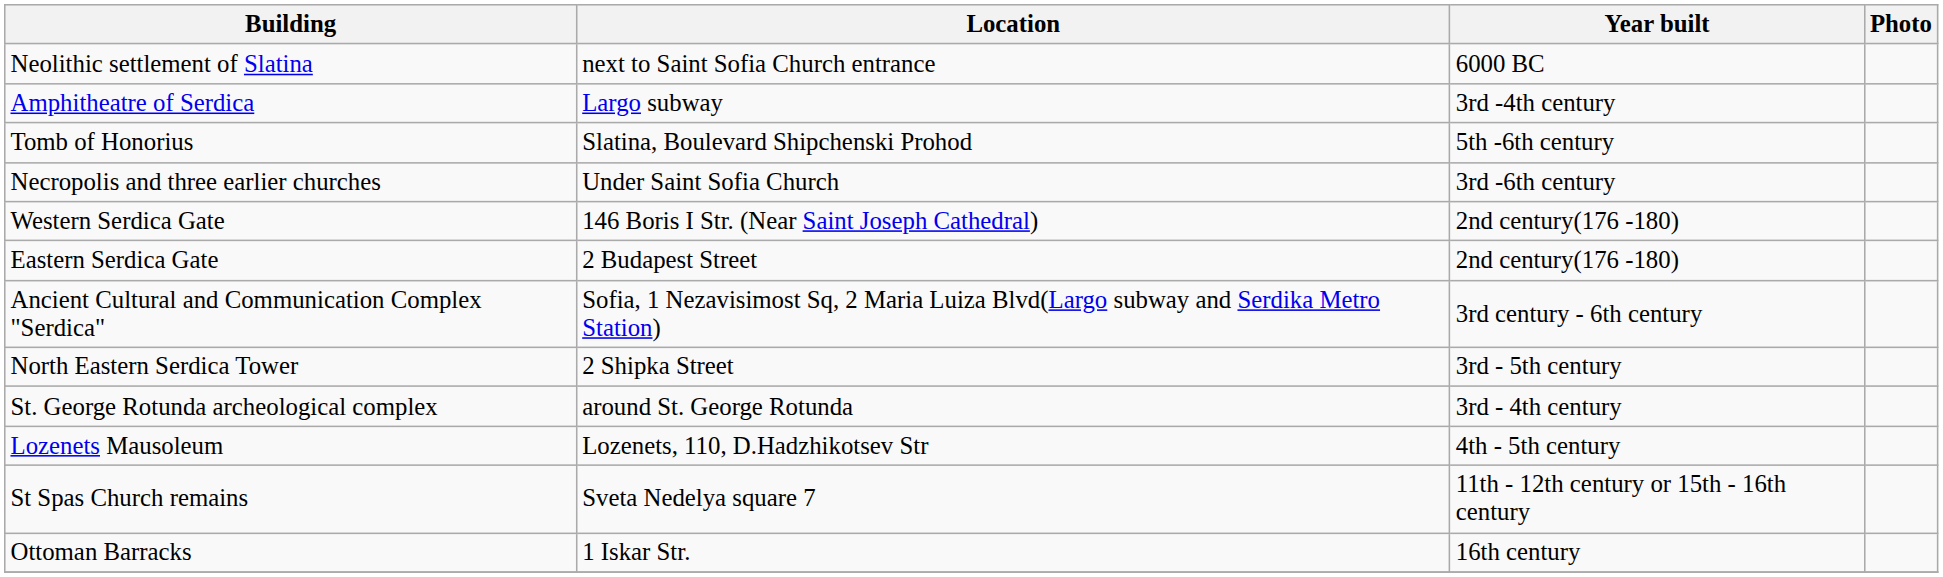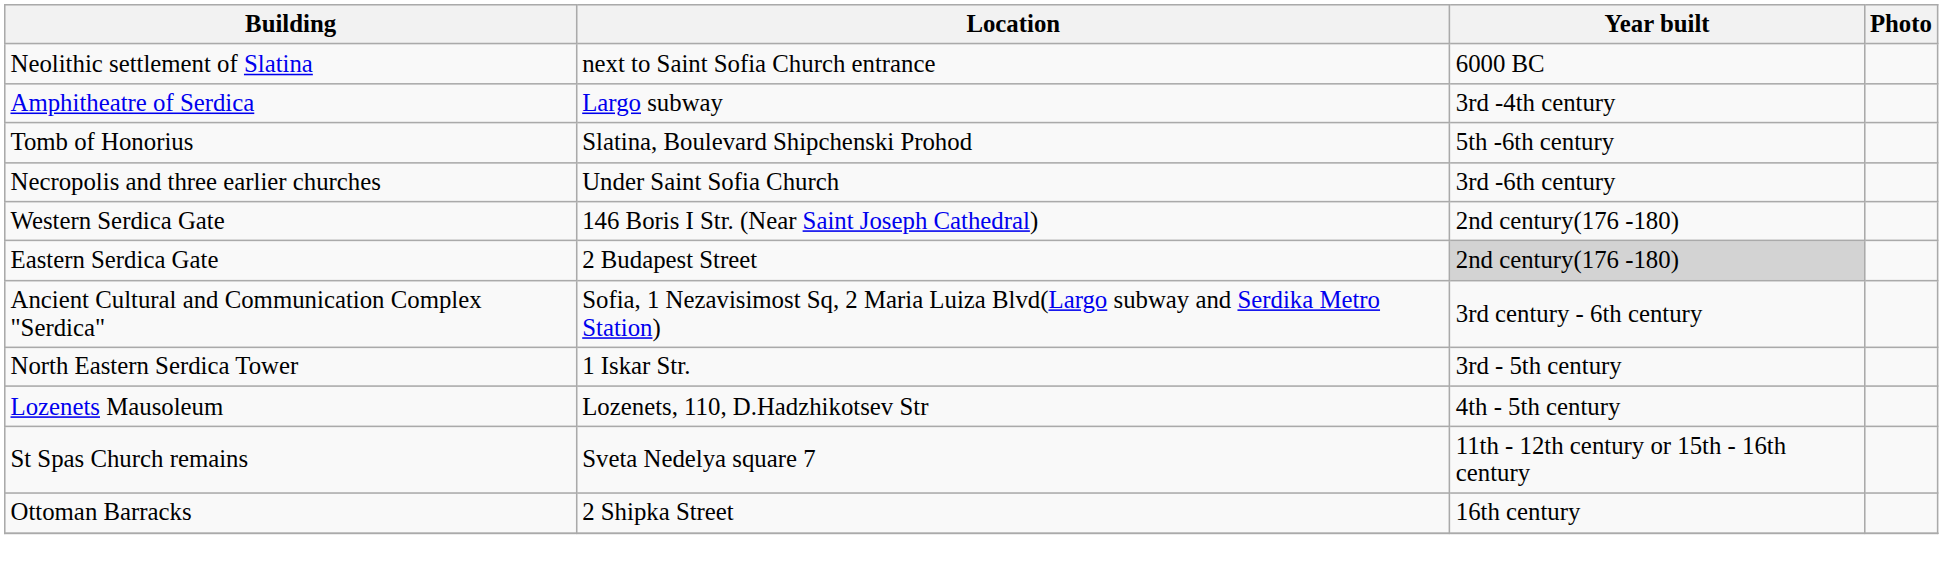(1567, 260) no background -> (1567, 260) lightgrey background
(658, 366) 2 Shipka Street -> (636, 366) 1 Iskar Str.
- row: (224, 406)
(636, 551) 1 Iskar Str. -> (658, 512) 2 Shipka Street
